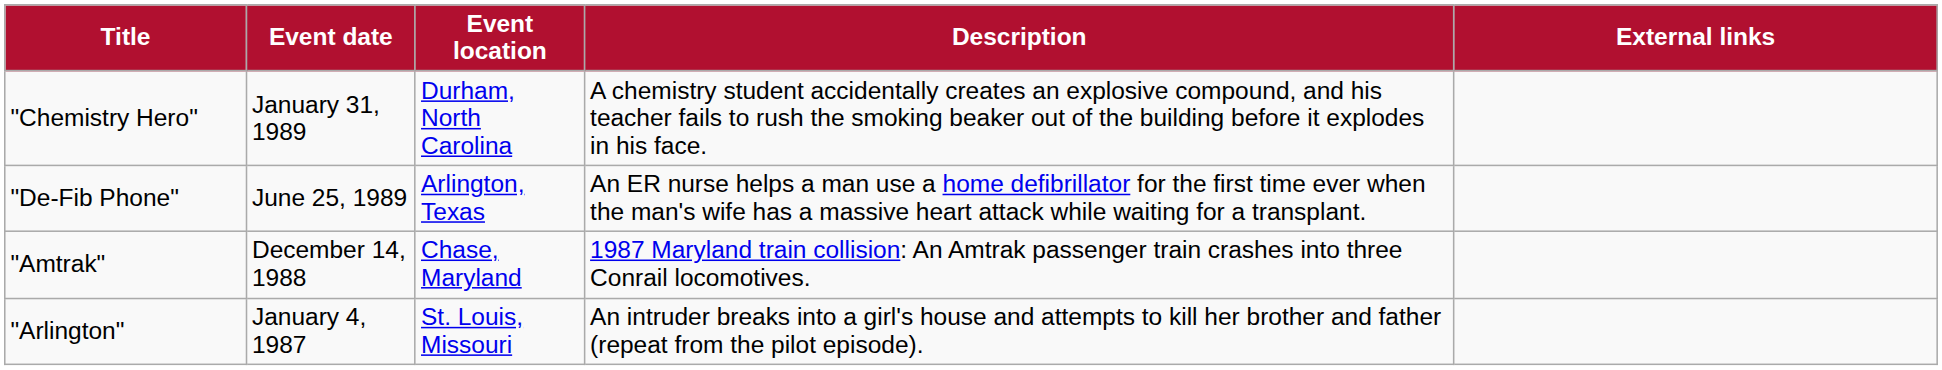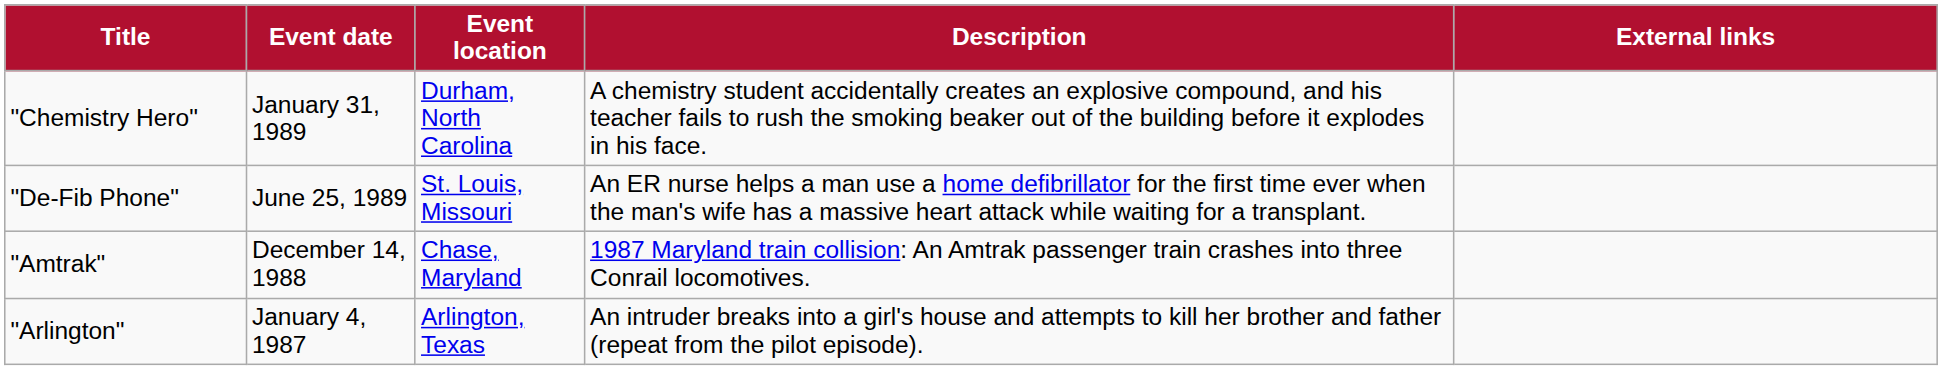(473, 197) Arlington, Texas -> (472, 197) St. Louis, Missouri
(472, 330) St. Louis, Missouri -> (473, 330) Arlington, Texas
